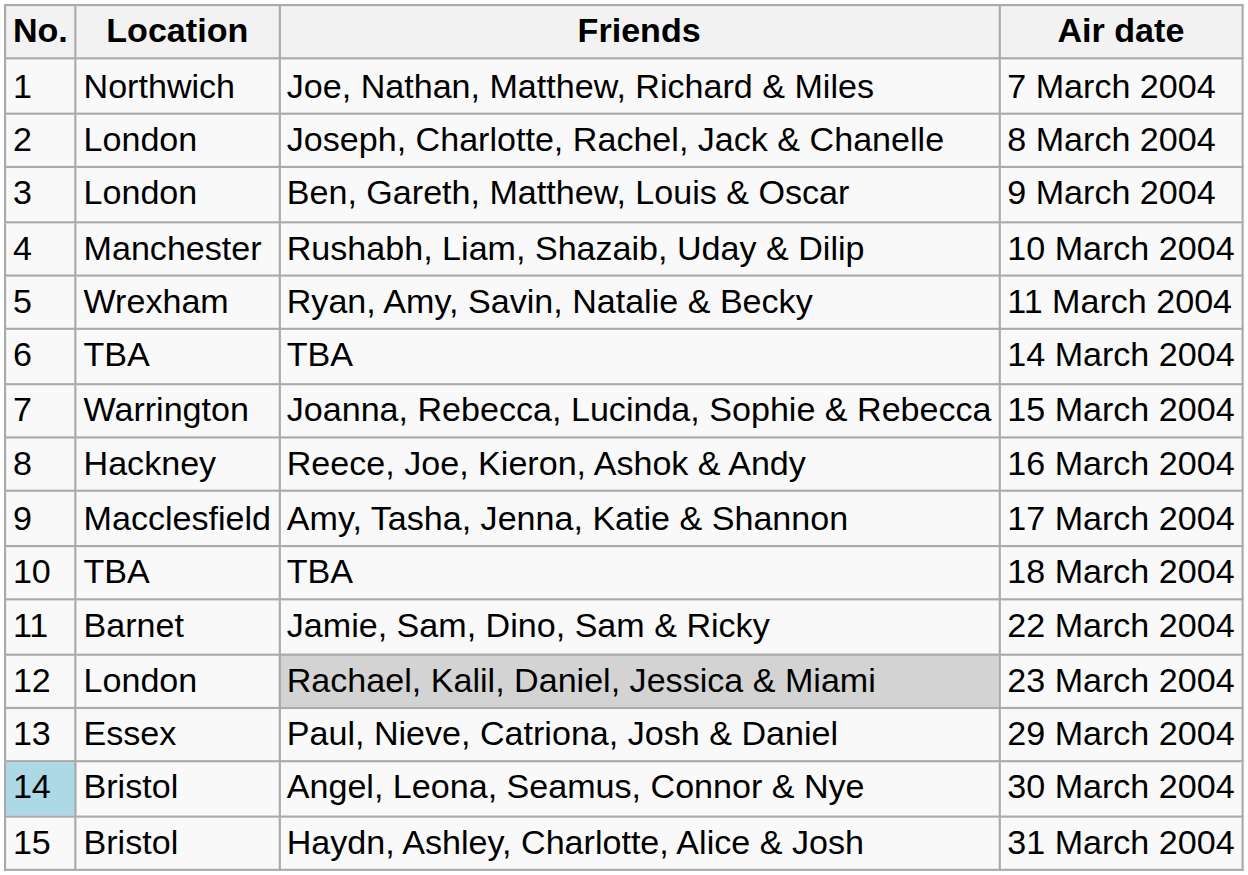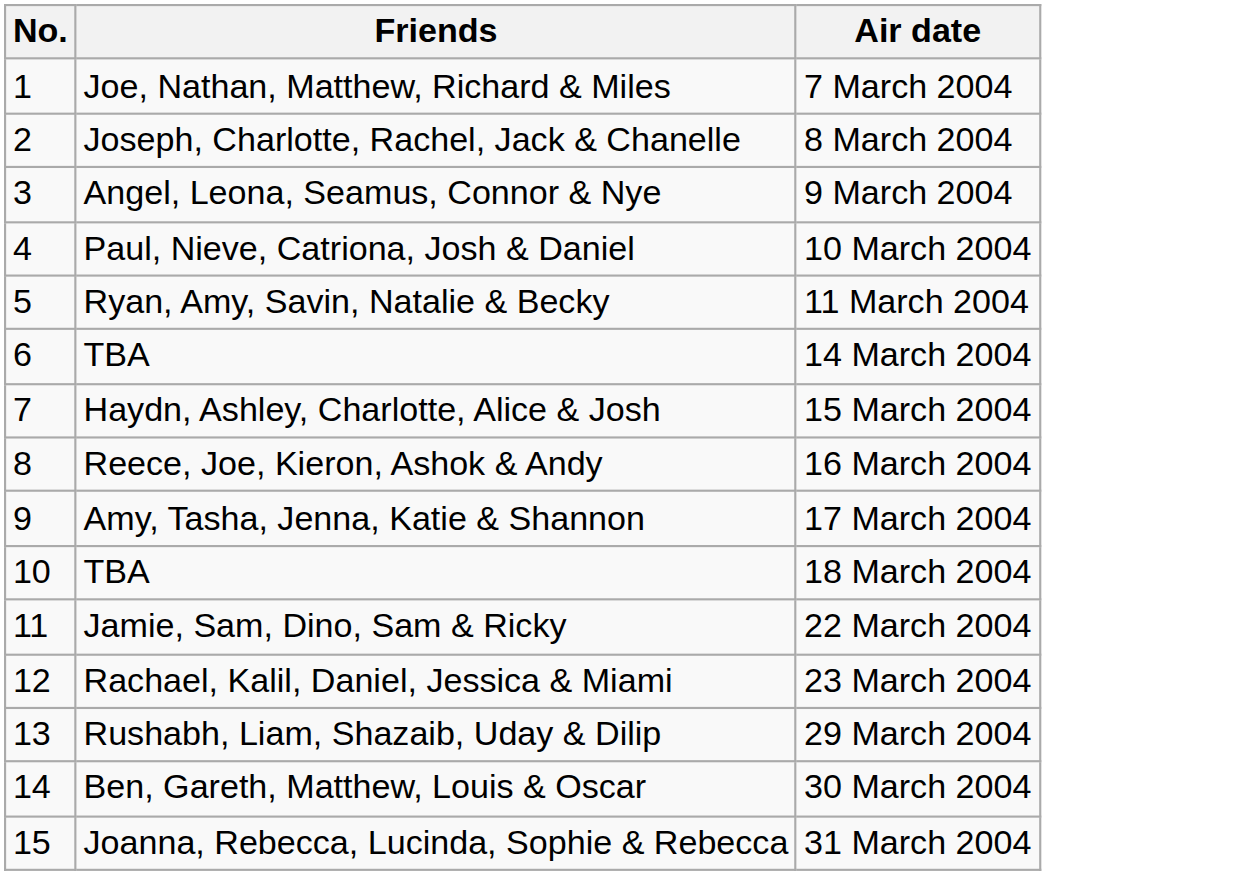- column: (177, 31)
(568, 193) Ben, Gareth, Matthew, Louis & Oscar -> (372, 193) Angel, Leona, Seamus, Connor & Nye
(576, 247) Rushabh, Liam, Shazaib, Uday & Dilip -> (359, 247) Paul, Nieve, Catriona, Josh & Daniel
(639, 409) Joanna, Rebecca, Lucinda, Sophie & Rebecca -> (372, 409) Haydn, Ashley, Charlotte, Alice & Josh
(581, 680) lightgrey background -> (378, 680) no background
(562, 734) Paul, Nieve, Catriona, Josh & Daniel -> (372, 734) Rushabh, Liam, Shazaib, Uday & Dilip
(32, 788) lightblue background -> (32, 788) no background
(576, 788) Angel, Leona, Seamus, Connor & Nye -> (365, 788) Ben, Gareth, Matthew, Louis & Oscar
(575, 842) Haydn, Ashley, Charlotte, Alice & Josh -> (436, 842) Joanna, Rebecca, Lucinda, Sophie & Rebecca
